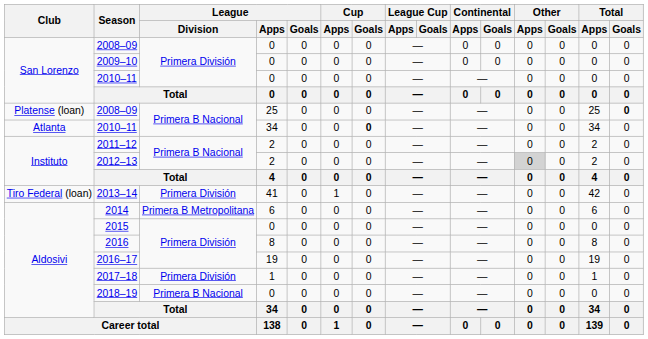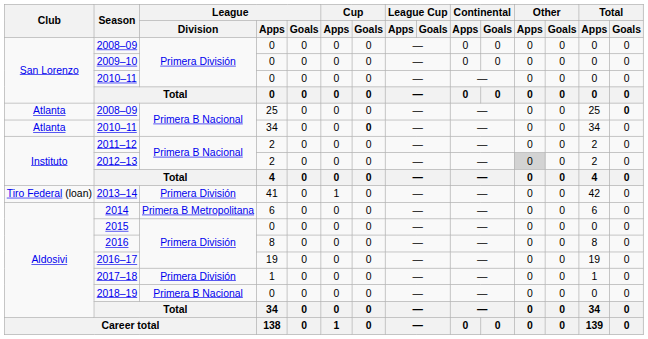(49, 111) Platense (loan) -> (49, 111) Atlanta
